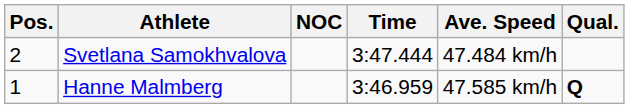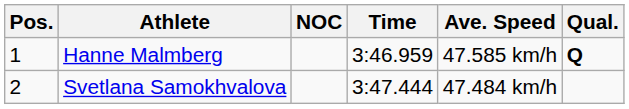rows swapped: (143, 87) <-> (175, 54)
